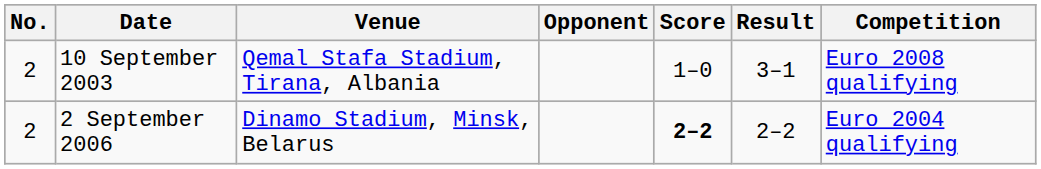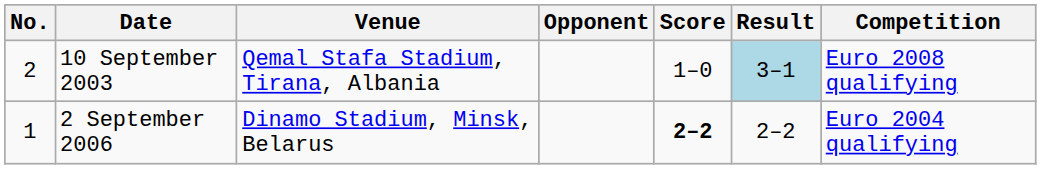(776, 71) no background -> (776, 71) lightblue background
(30, 132) 2 -> (30, 132) 1
